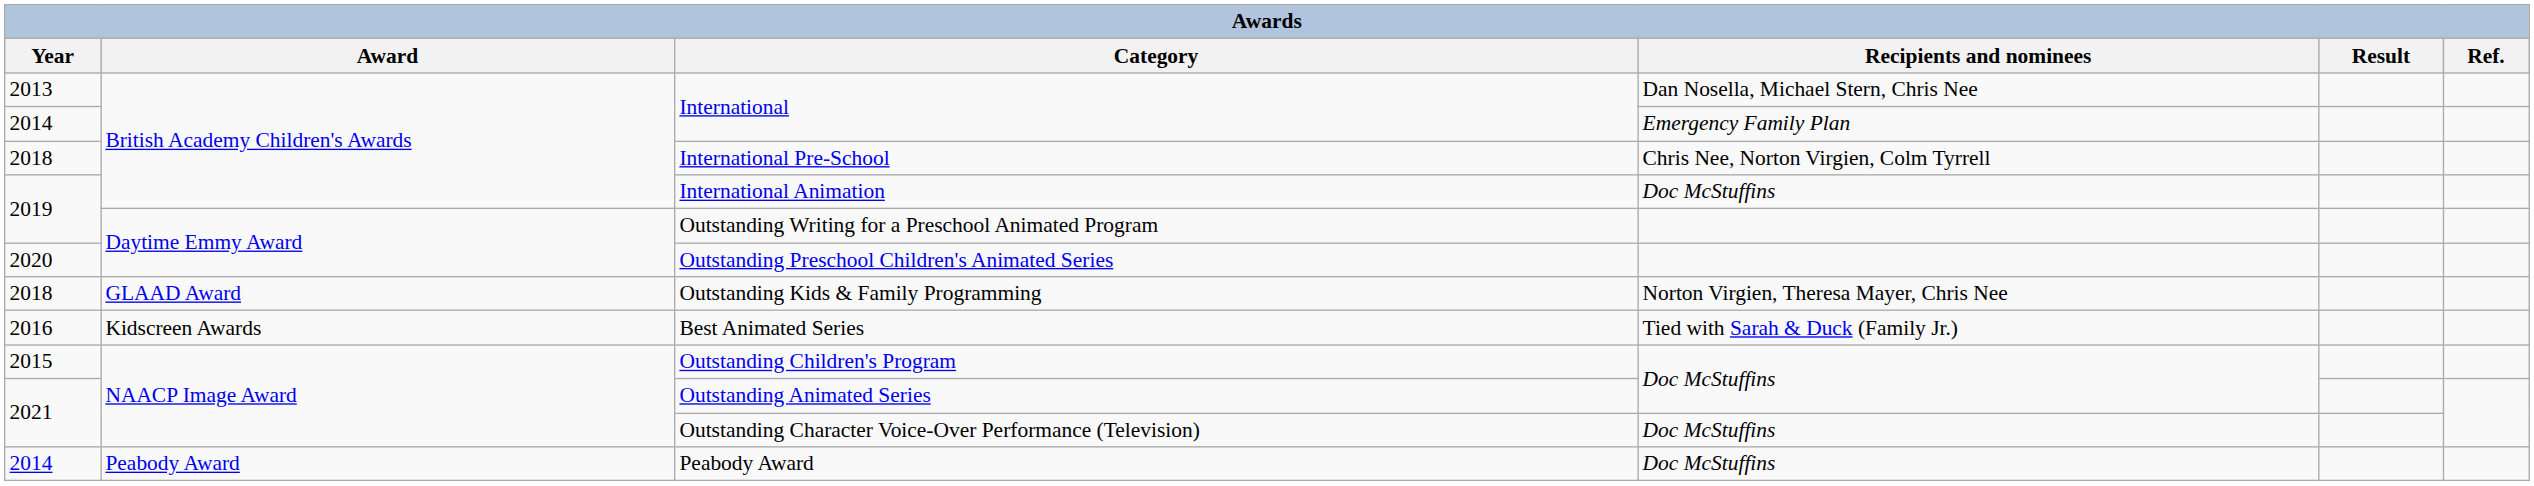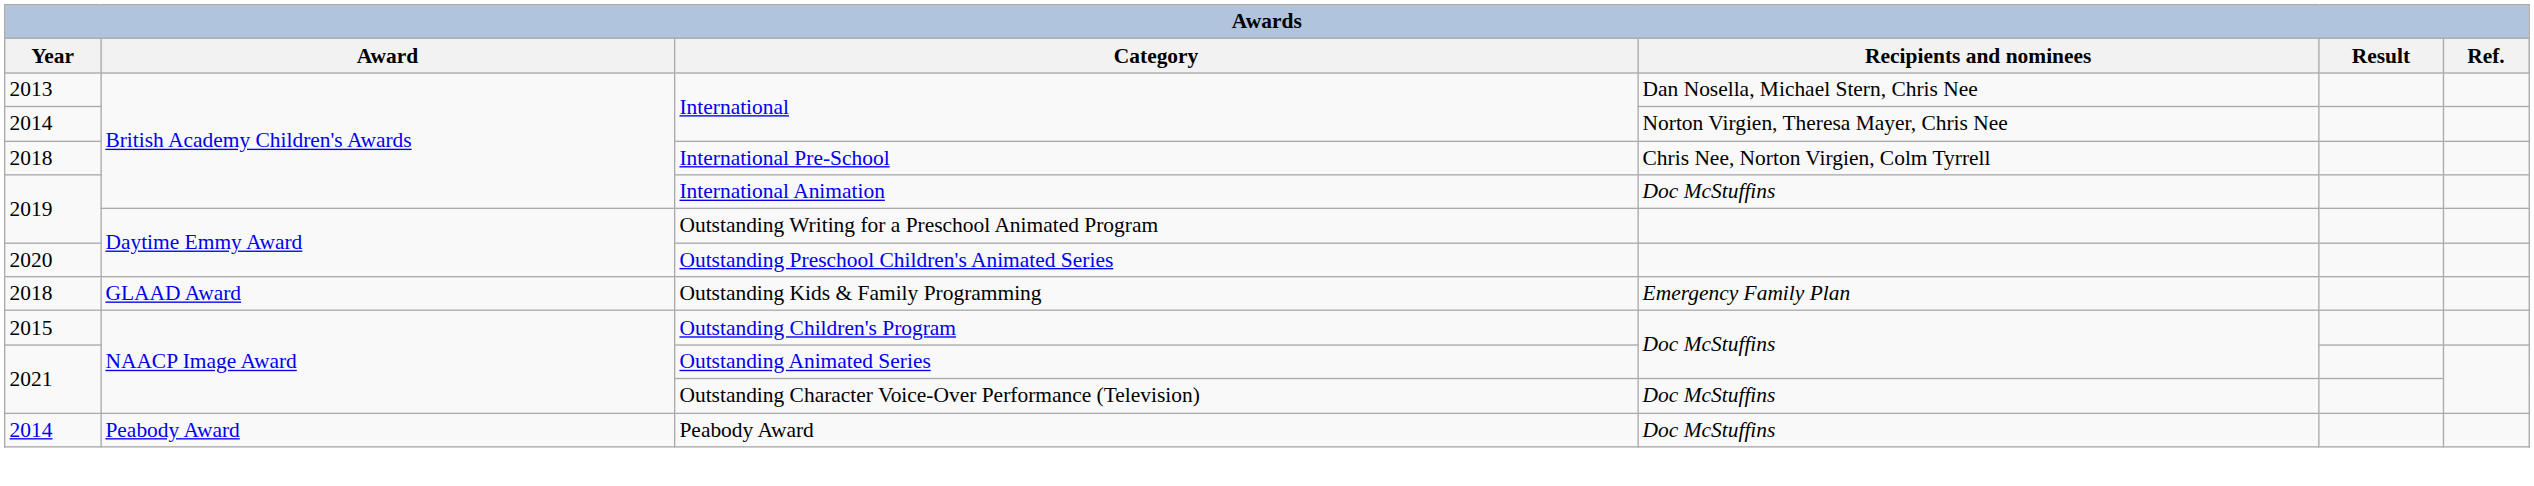(1746, 123) Emergency Family Plan -> (1825, 123) Norton Virgien, Theresa Mayer, Chris Nee
(1825, 293) Norton Virgien, Theresa Mayer, Chris Nee -> (1746, 293) Emergency Family Plan
- row: (31, 327)
